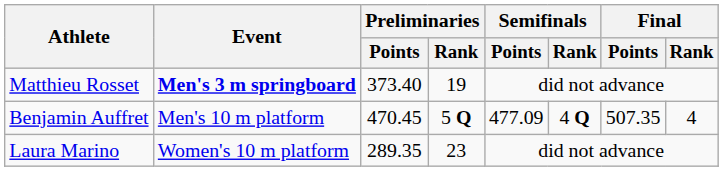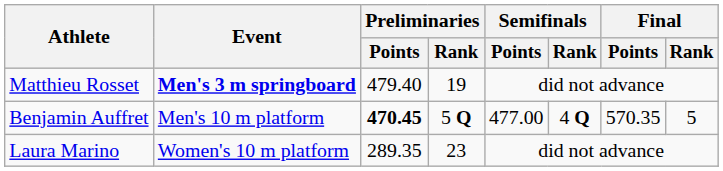(394, 85) 373.40 -> (394, 85) 479.40
(394, 117) normal -> (394, 117) bold
(516, 117) 477.09 -> (516, 117) 477.00
(633, 117) 507.35 -> (633, 117) 570.35
(692, 117) 4 -> (692, 117) 5
